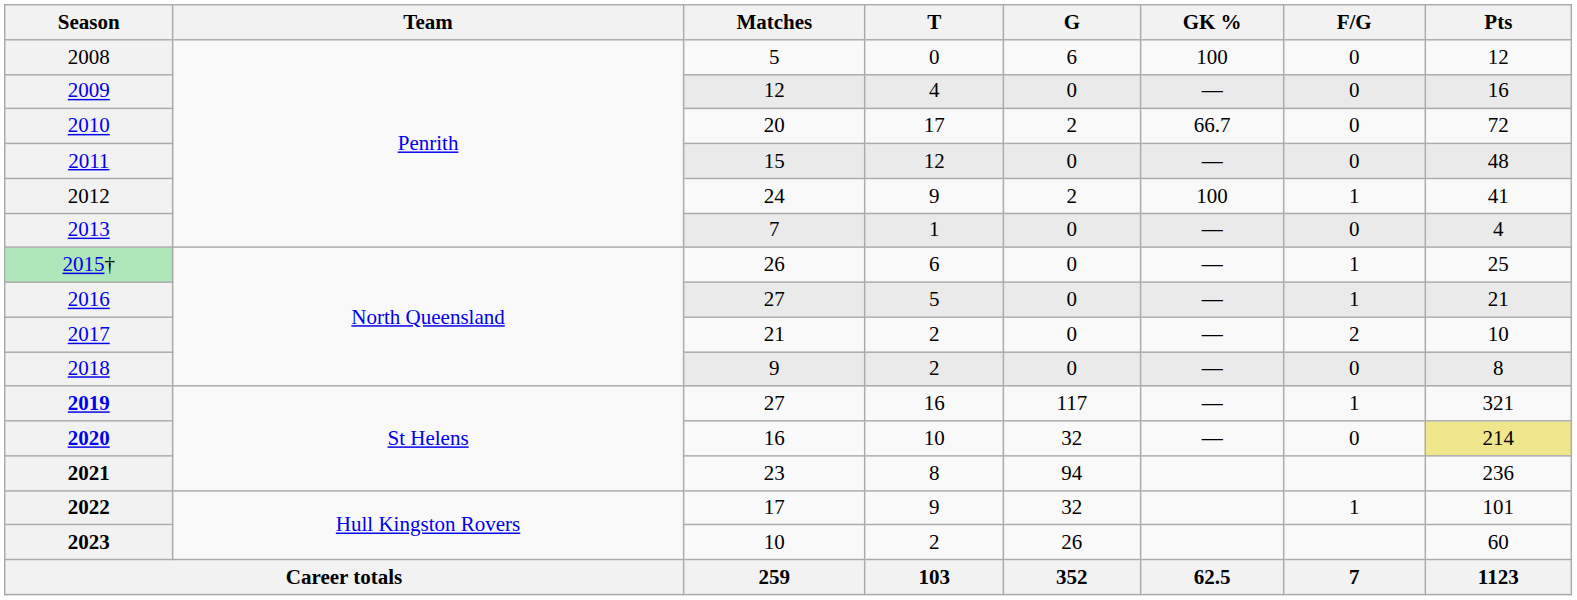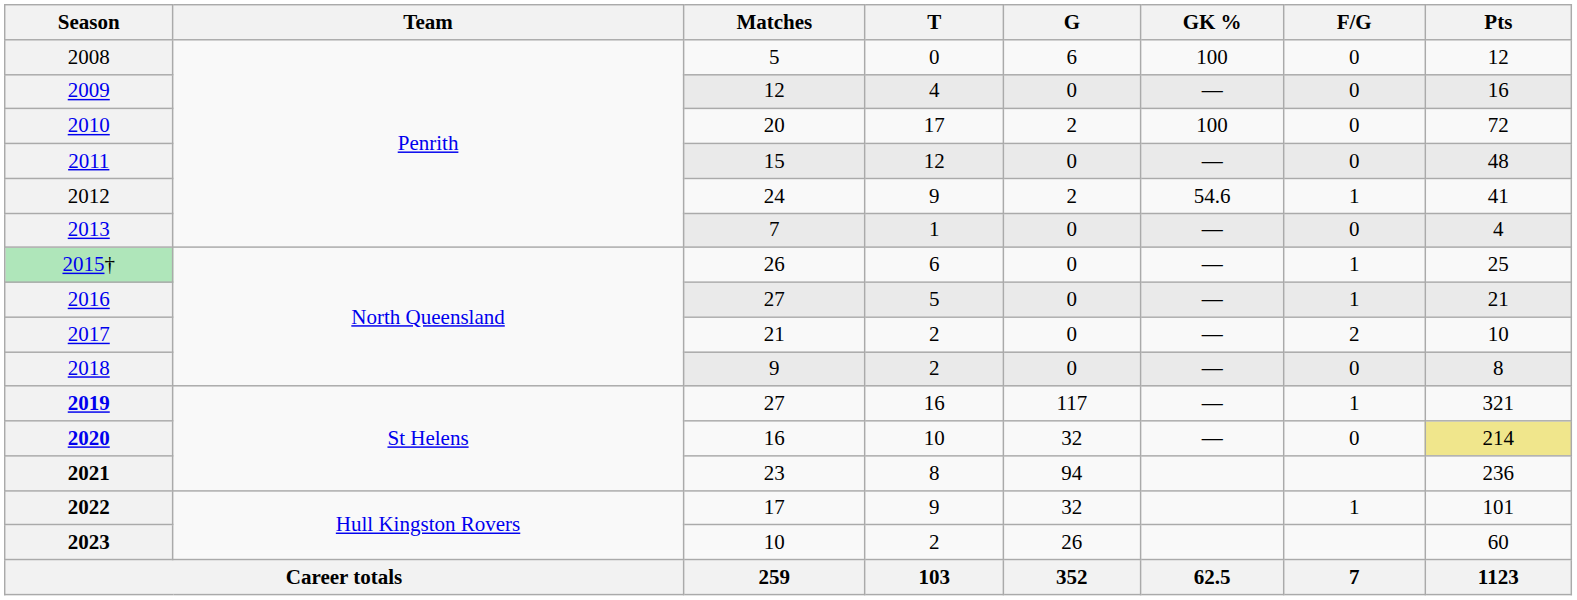(1212, 126) 66.7 -> (1212, 126) 100
(1212, 195) 100 -> (1212, 195) 54.6
